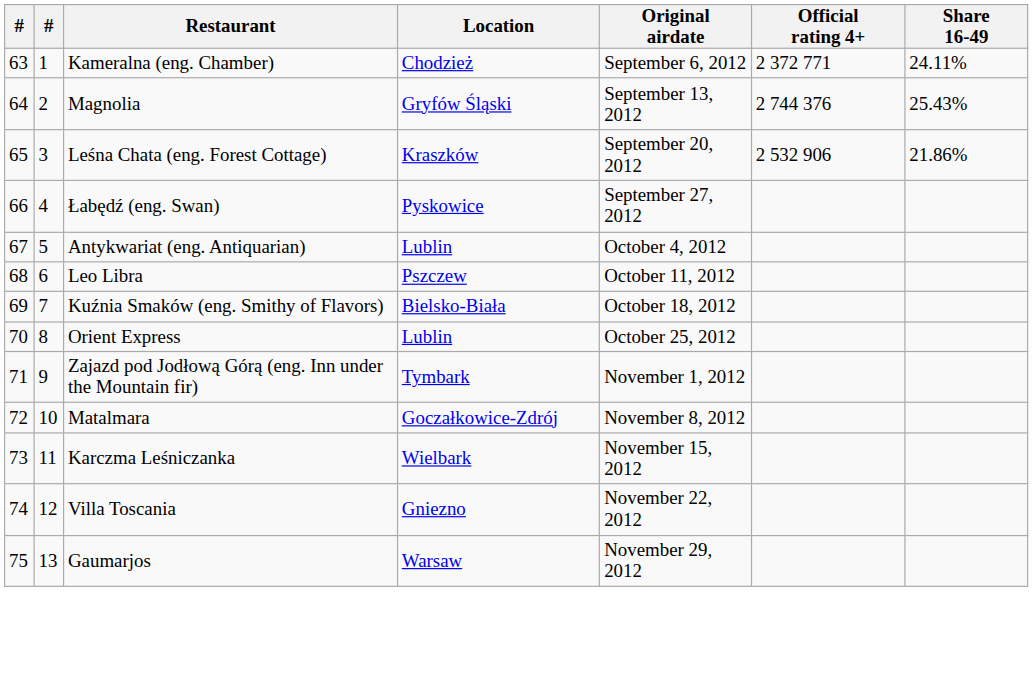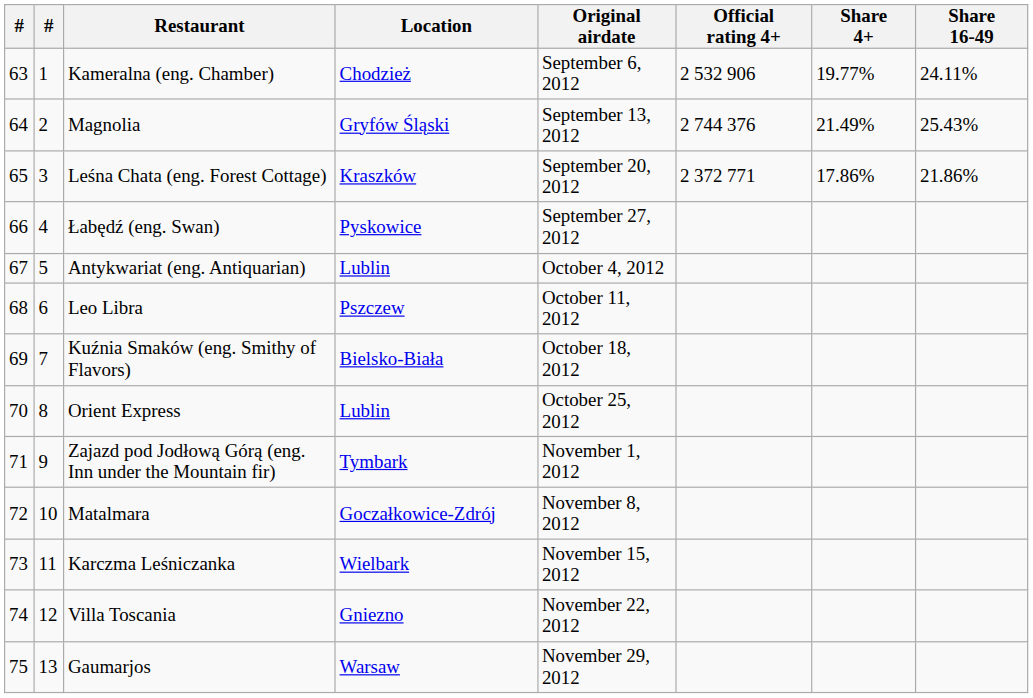+ column: (864, 26)
(794, 63) 2 372 771 -> (718, 73) 2 532 906
(794, 154) 2 532 906 -> (718, 176) 2 372 771
